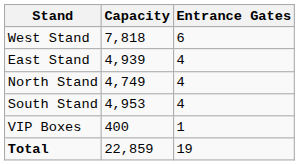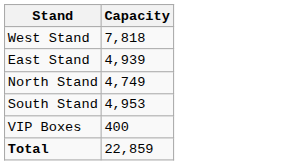- column: (234, 16)
